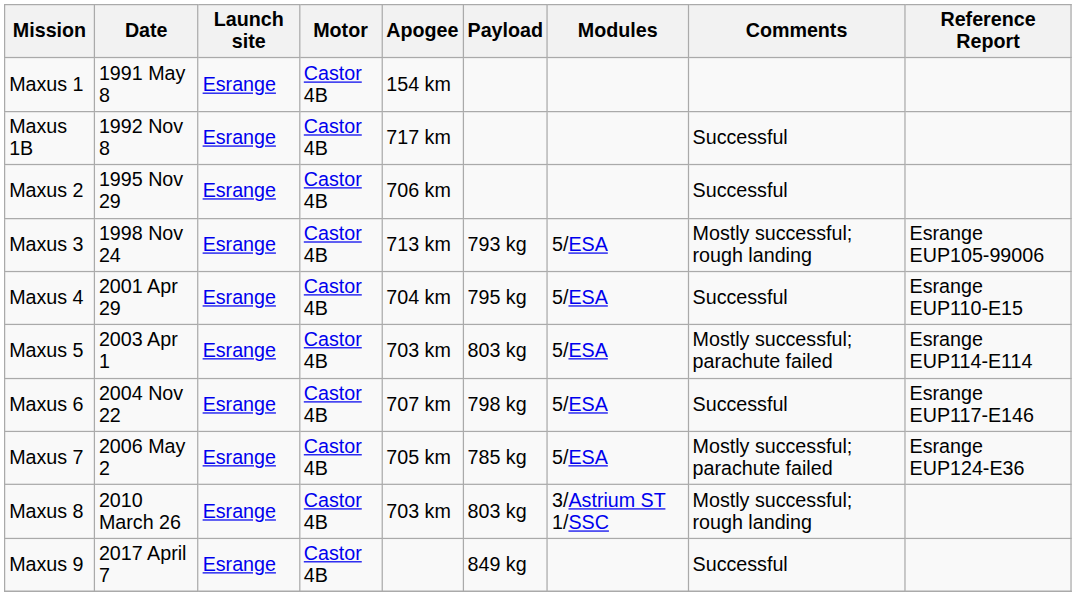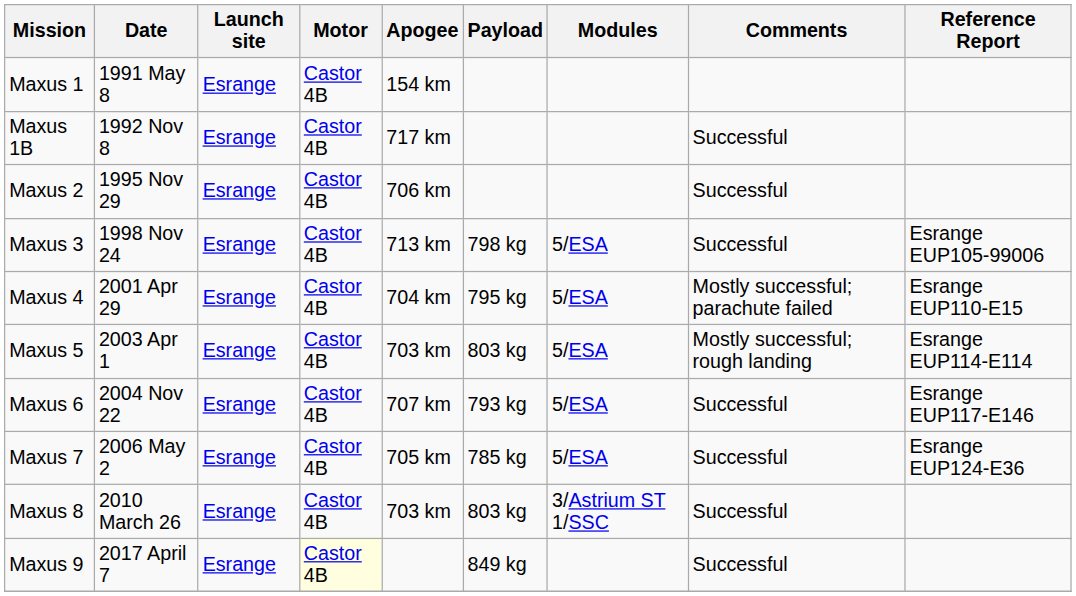(497, 244) 793 kg -> (497, 244) 798 kg
(772, 244) Mostly successful; rough landing -> (740, 244) Successful
(740, 297) Successful -> (772, 297) Mostly successful; parachute failed
(772, 351) Mostly successful; parachute failed -> (772, 351) Mostly successful; rough landing
(497, 404) 798 kg -> (497, 404) 793 kg
(772, 457) Mostly successful; parachute failed -> (740, 457) Successful
(772, 511) Mostly successful; rough landing -> (740, 511) Successful
(333, 564) no background -> (333, 564) lightyellow background
